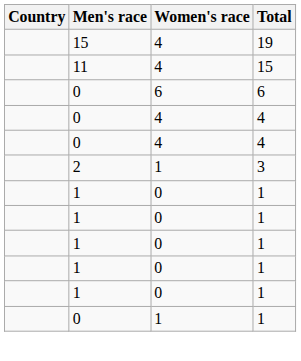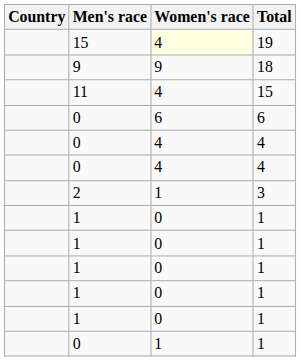(158, 42) no background -> (158, 42) lightyellow background
+ row: (77, 67)
